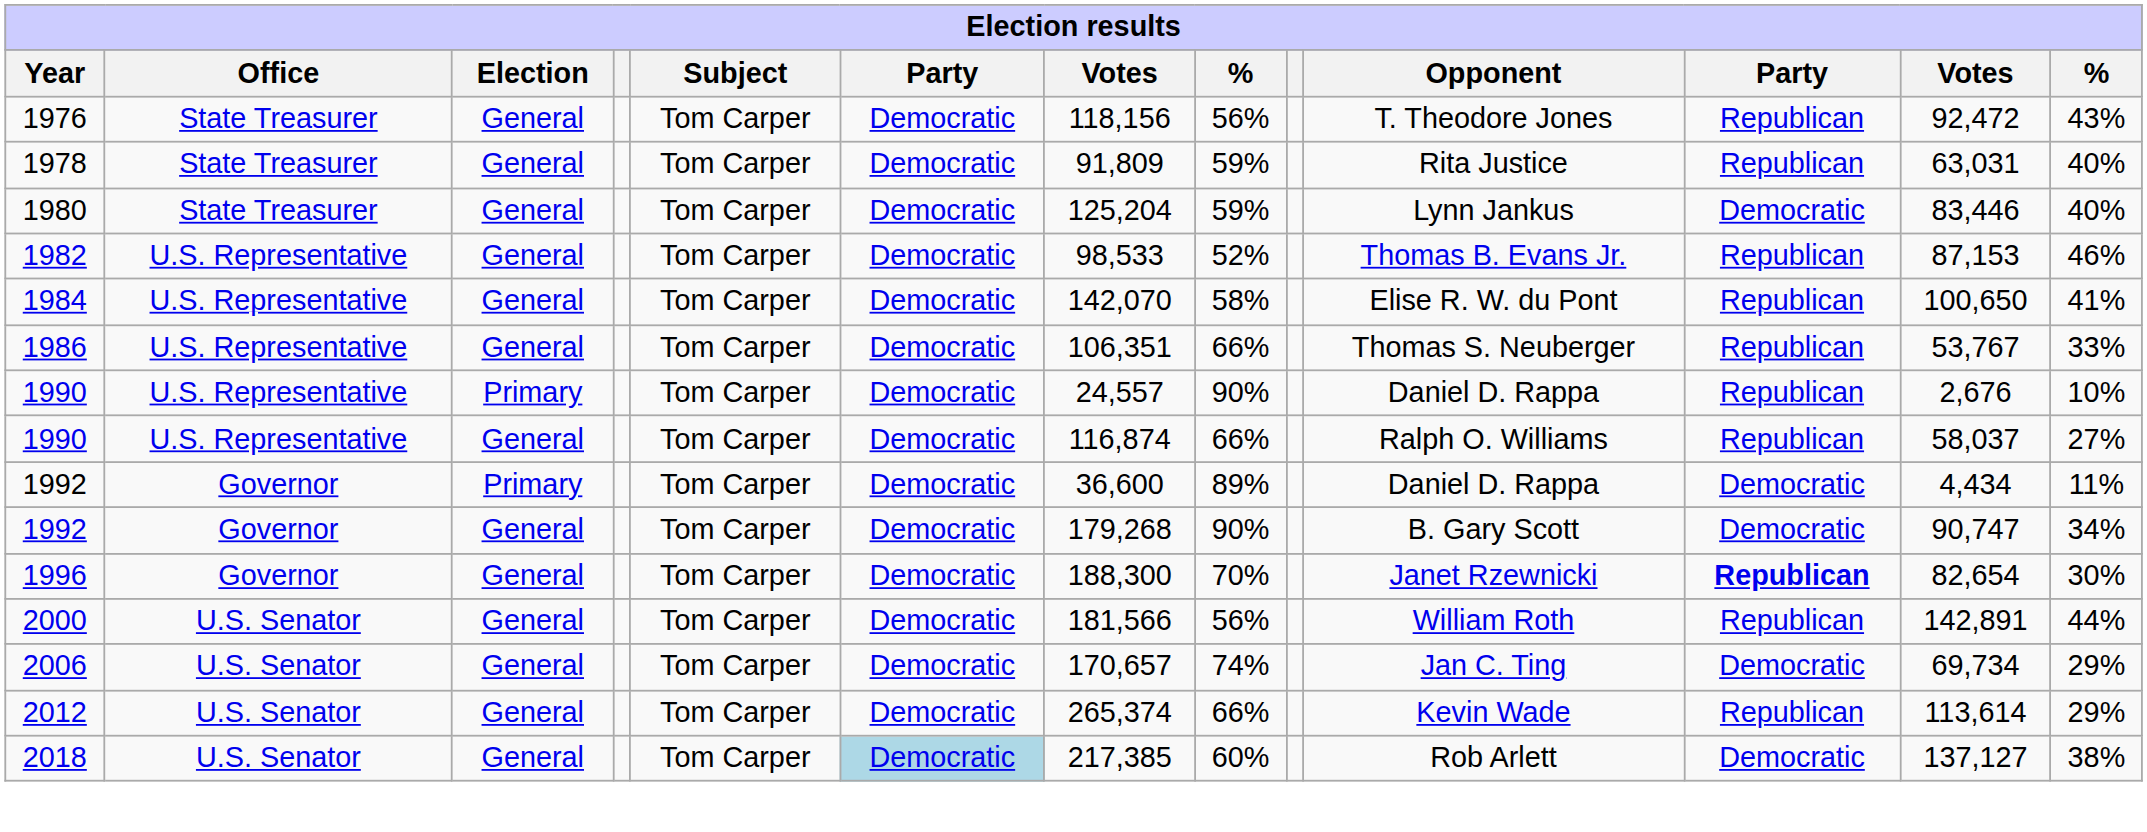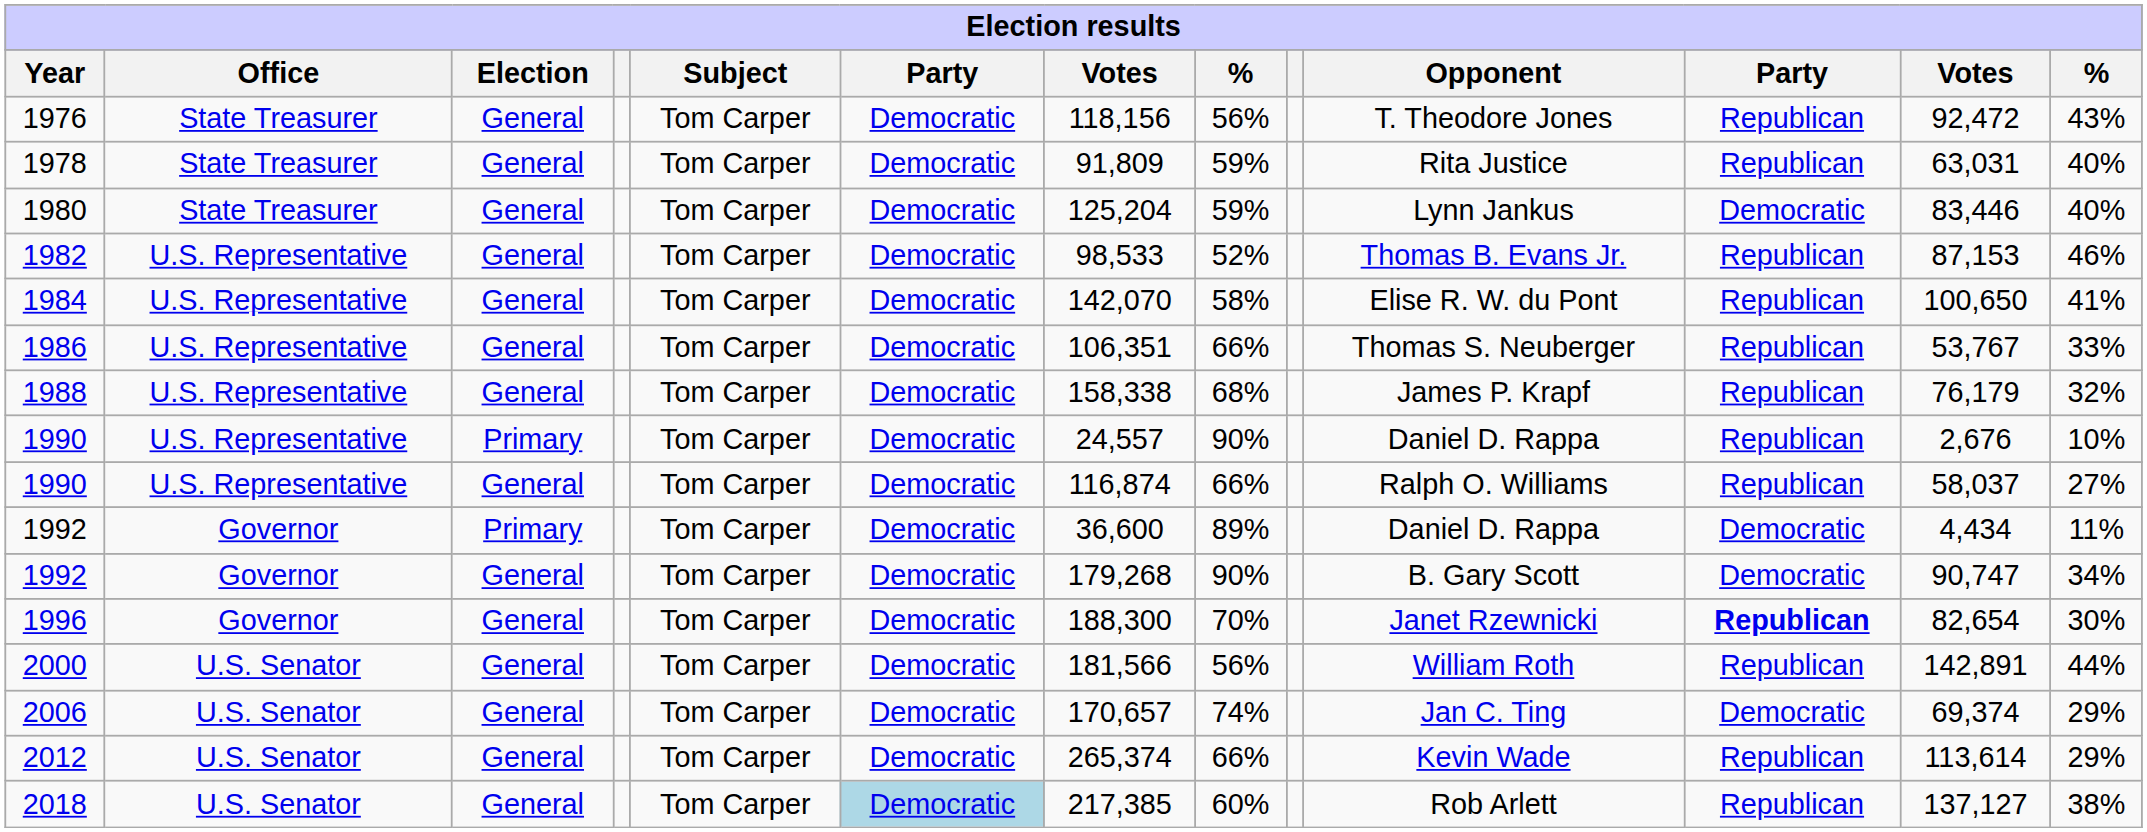+ row: (55, 392)
(1975, 666) 69,734 -> (1975, 712) 69,374
(1792, 758) Democratic -> (1792, 803) Republican
